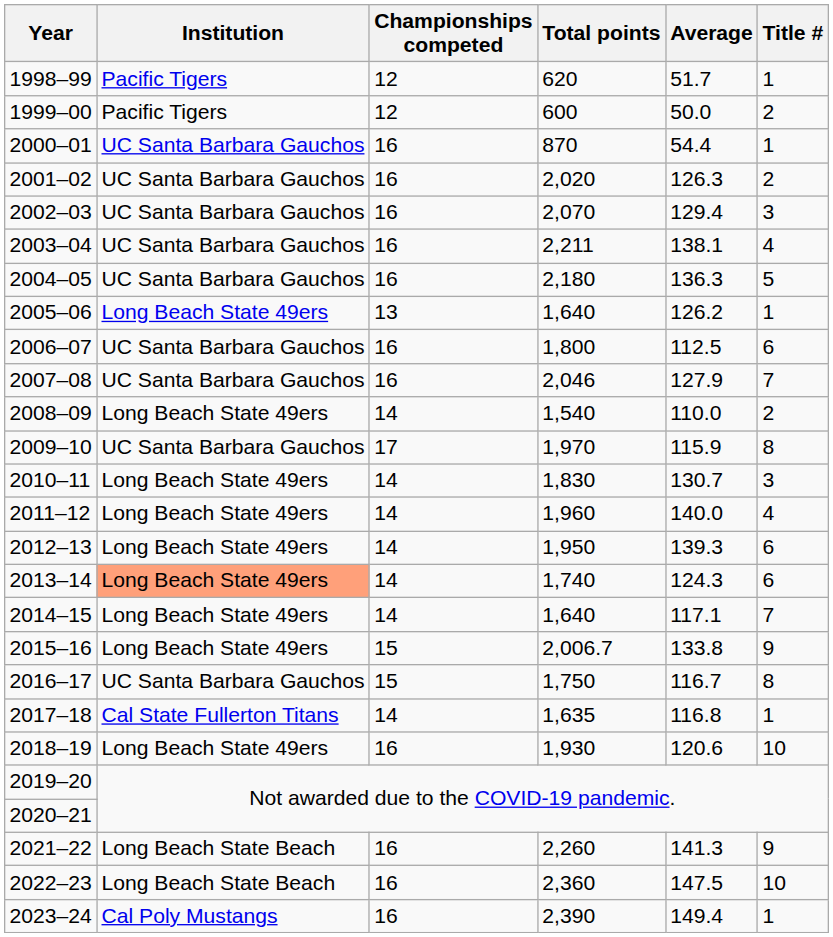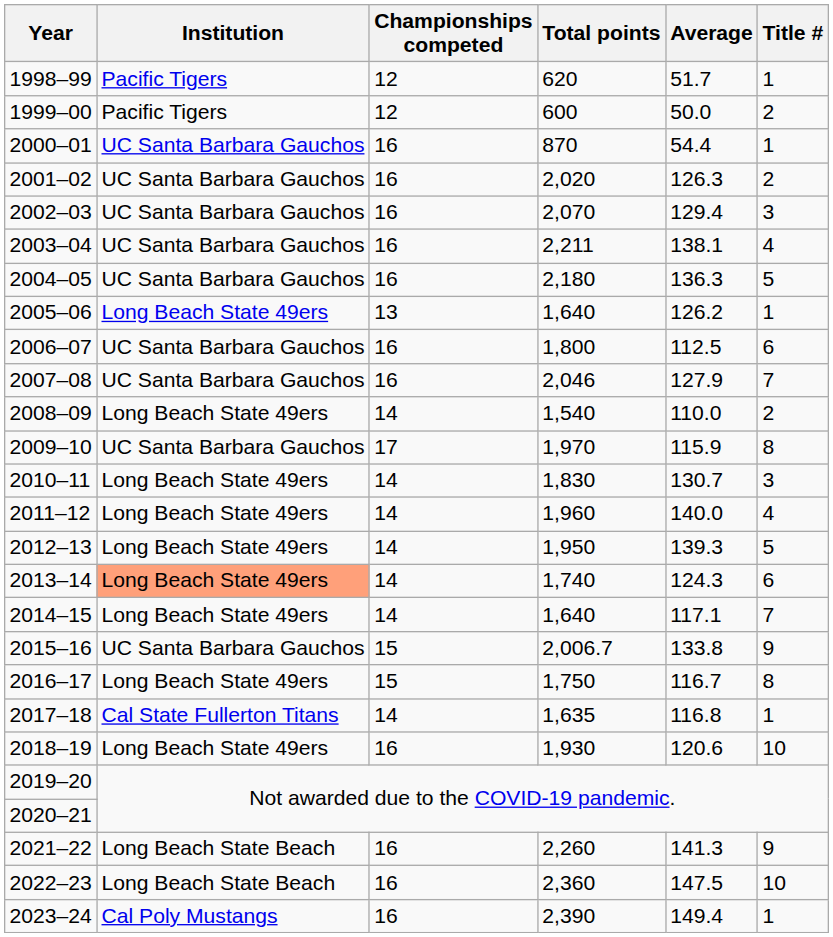(768, 547) 6 -> (768, 547) 5
(215, 647) Long Beach State 49ers -> (233, 647) UC Santa Barbara Gauchos
(233, 681) UC Santa Barbara Gauchos -> (215, 681) Long Beach State 49ers
